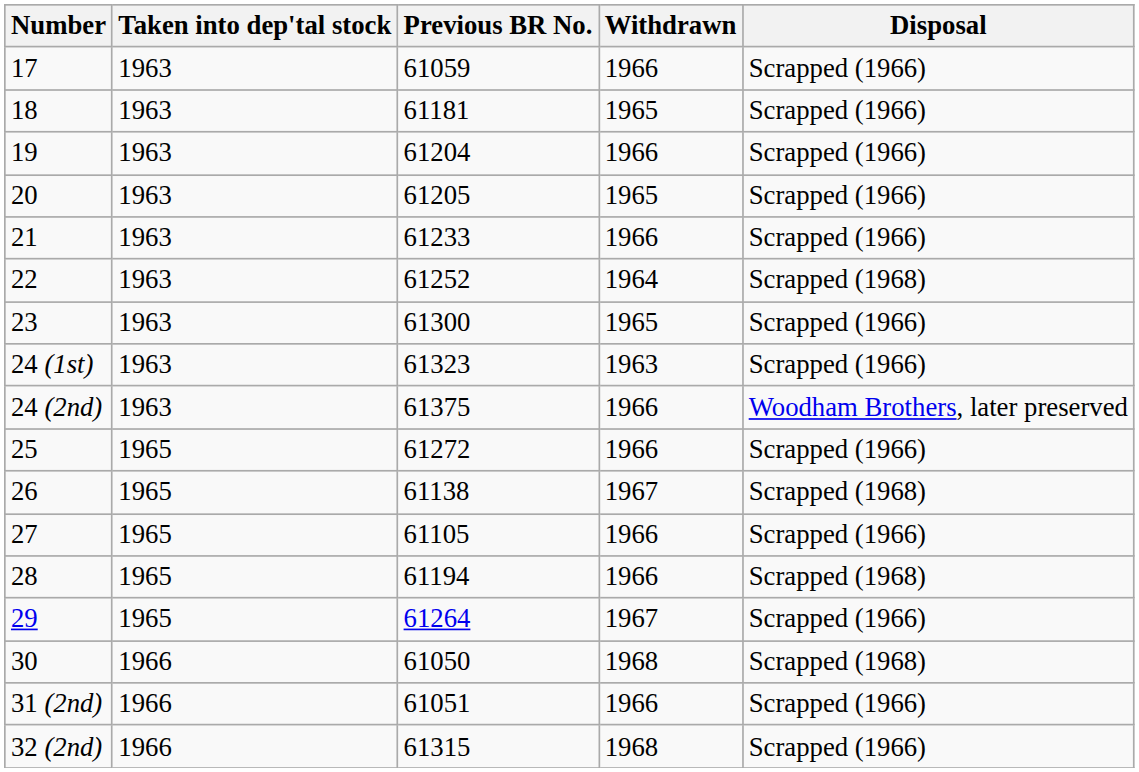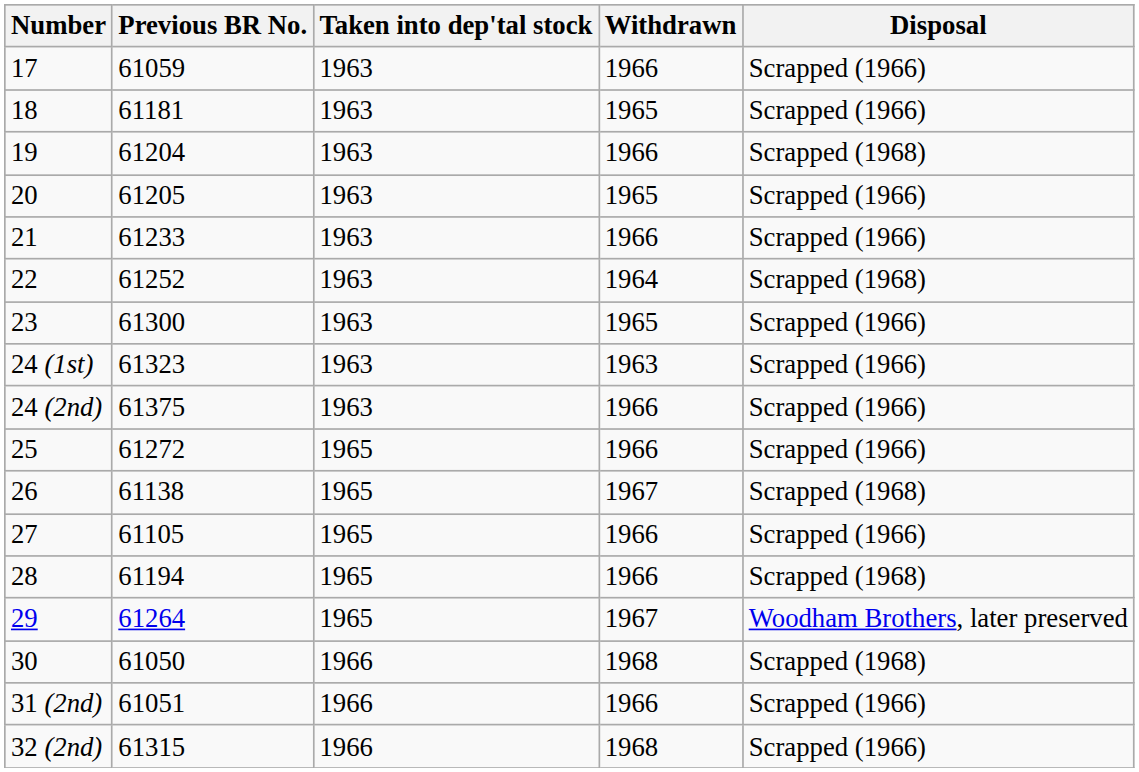columns swapped: (498, 25) <-> (255, 25)
(837, 152) Scrapped (1966) -> (837, 152) Scrapped (1968)
(938, 407) Woodham Brothers, later preserved -> (837, 407) Scrapped (1966)
(837, 618) Scrapped (1966) -> (938, 618) Woodham Brothers, later preserved
